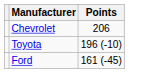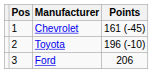+ column: (21, 13)
(101, 29) 206 -> (125, 29) 161 (-45)
(101, 61) 161 (-45) -> (125, 61) 206
